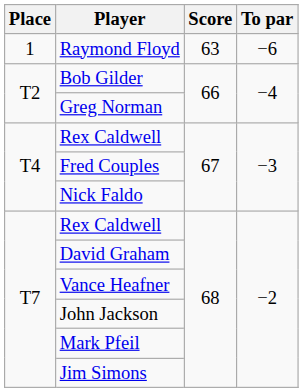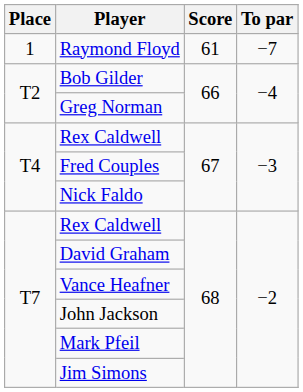(210, 48) 63 -> (210, 48) 61
(267, 48) −6 -> (267, 48) −7
